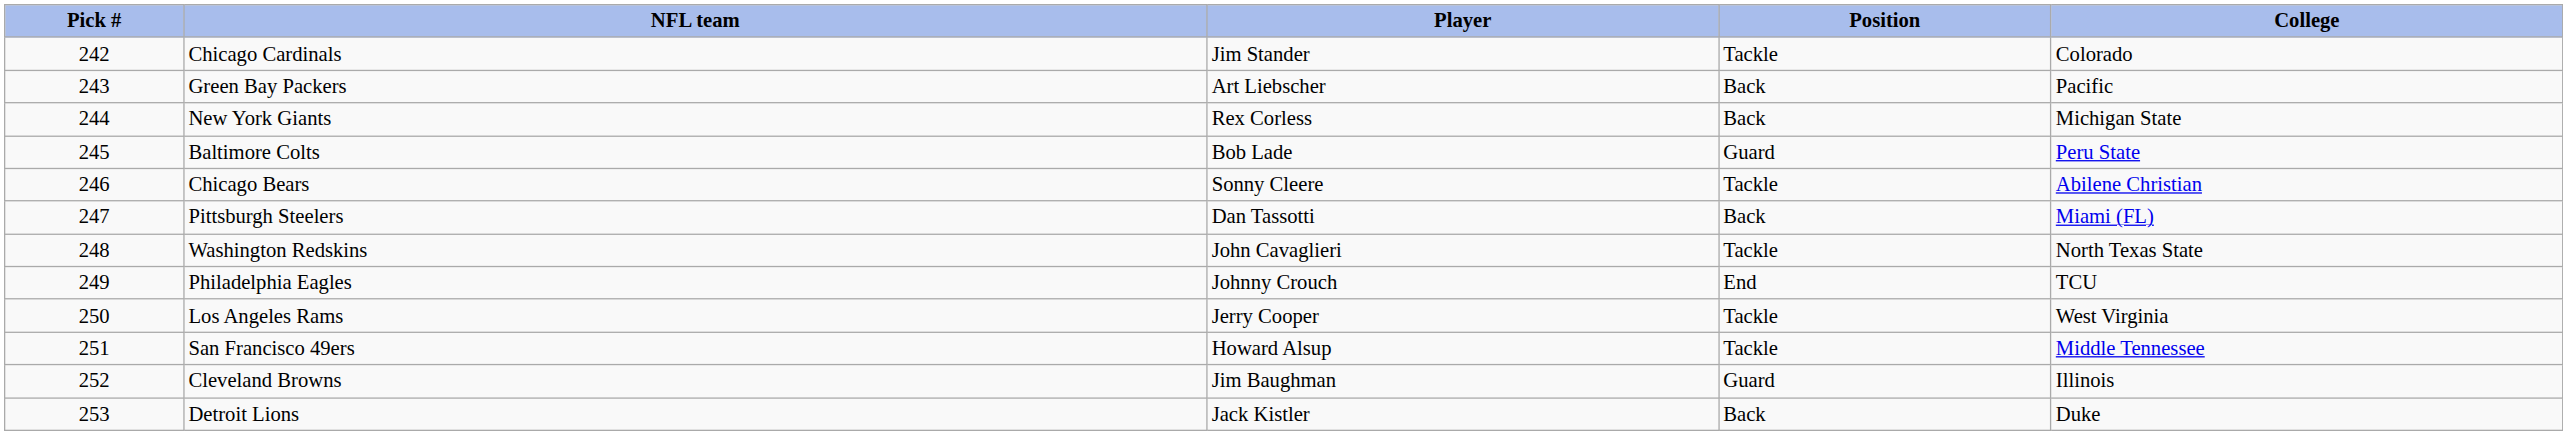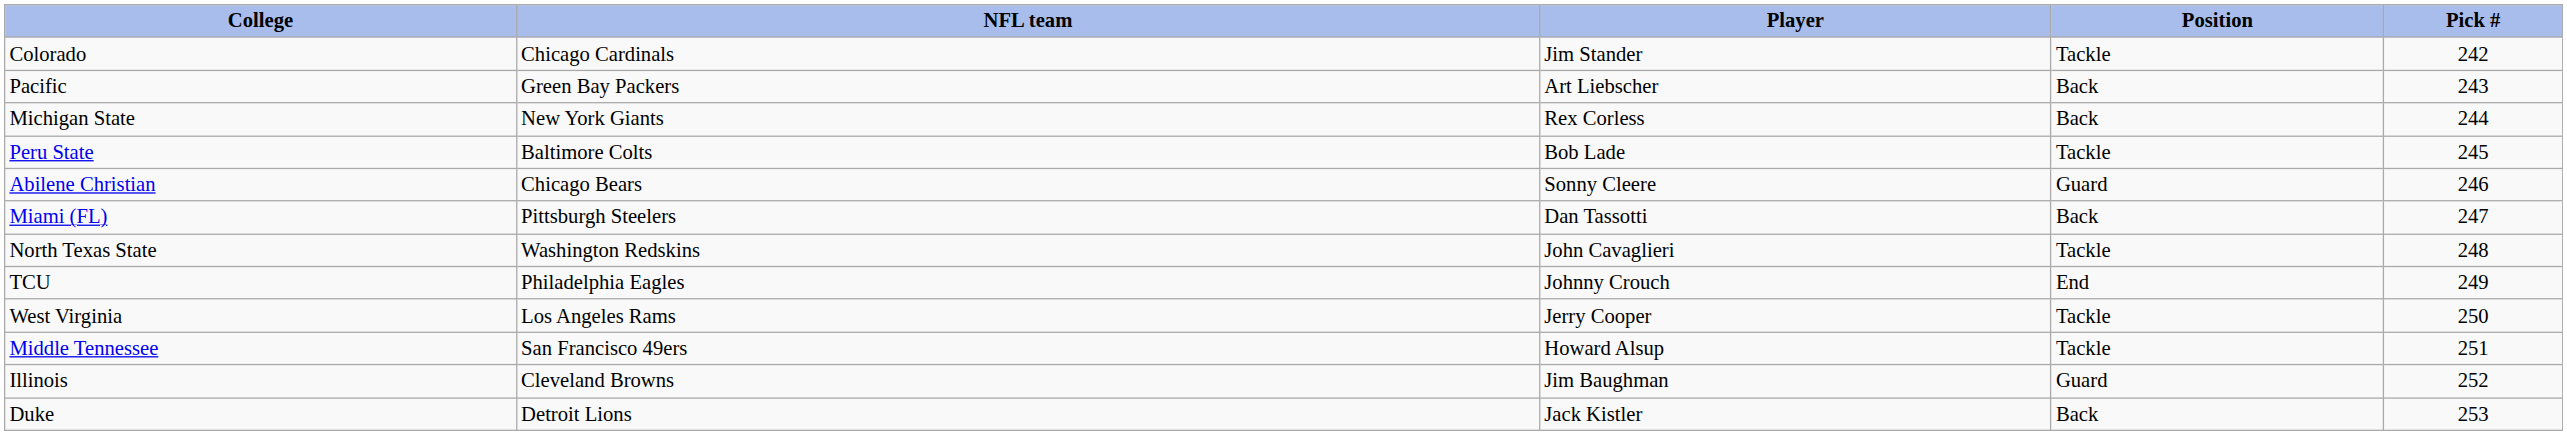columns swapped: (94, 20) <-> (2307, 20)
(1749, 151) Guard -> (2083, 151) Tackle
(1751, 184) Tackle -> (2082, 184) Guard
